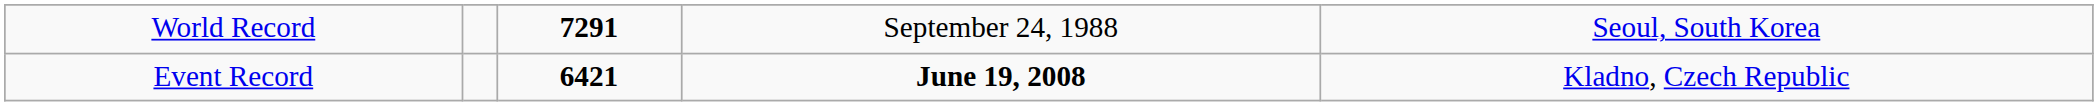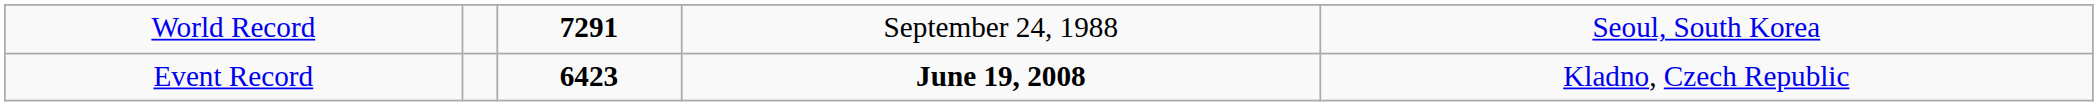(589, 76) 6421 -> (589, 76) 6423
